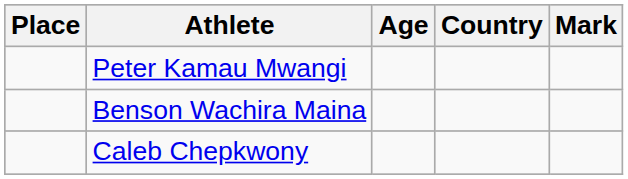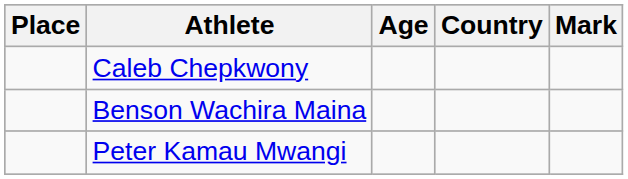rows swapped: (220, 67) <-> (200, 151)
